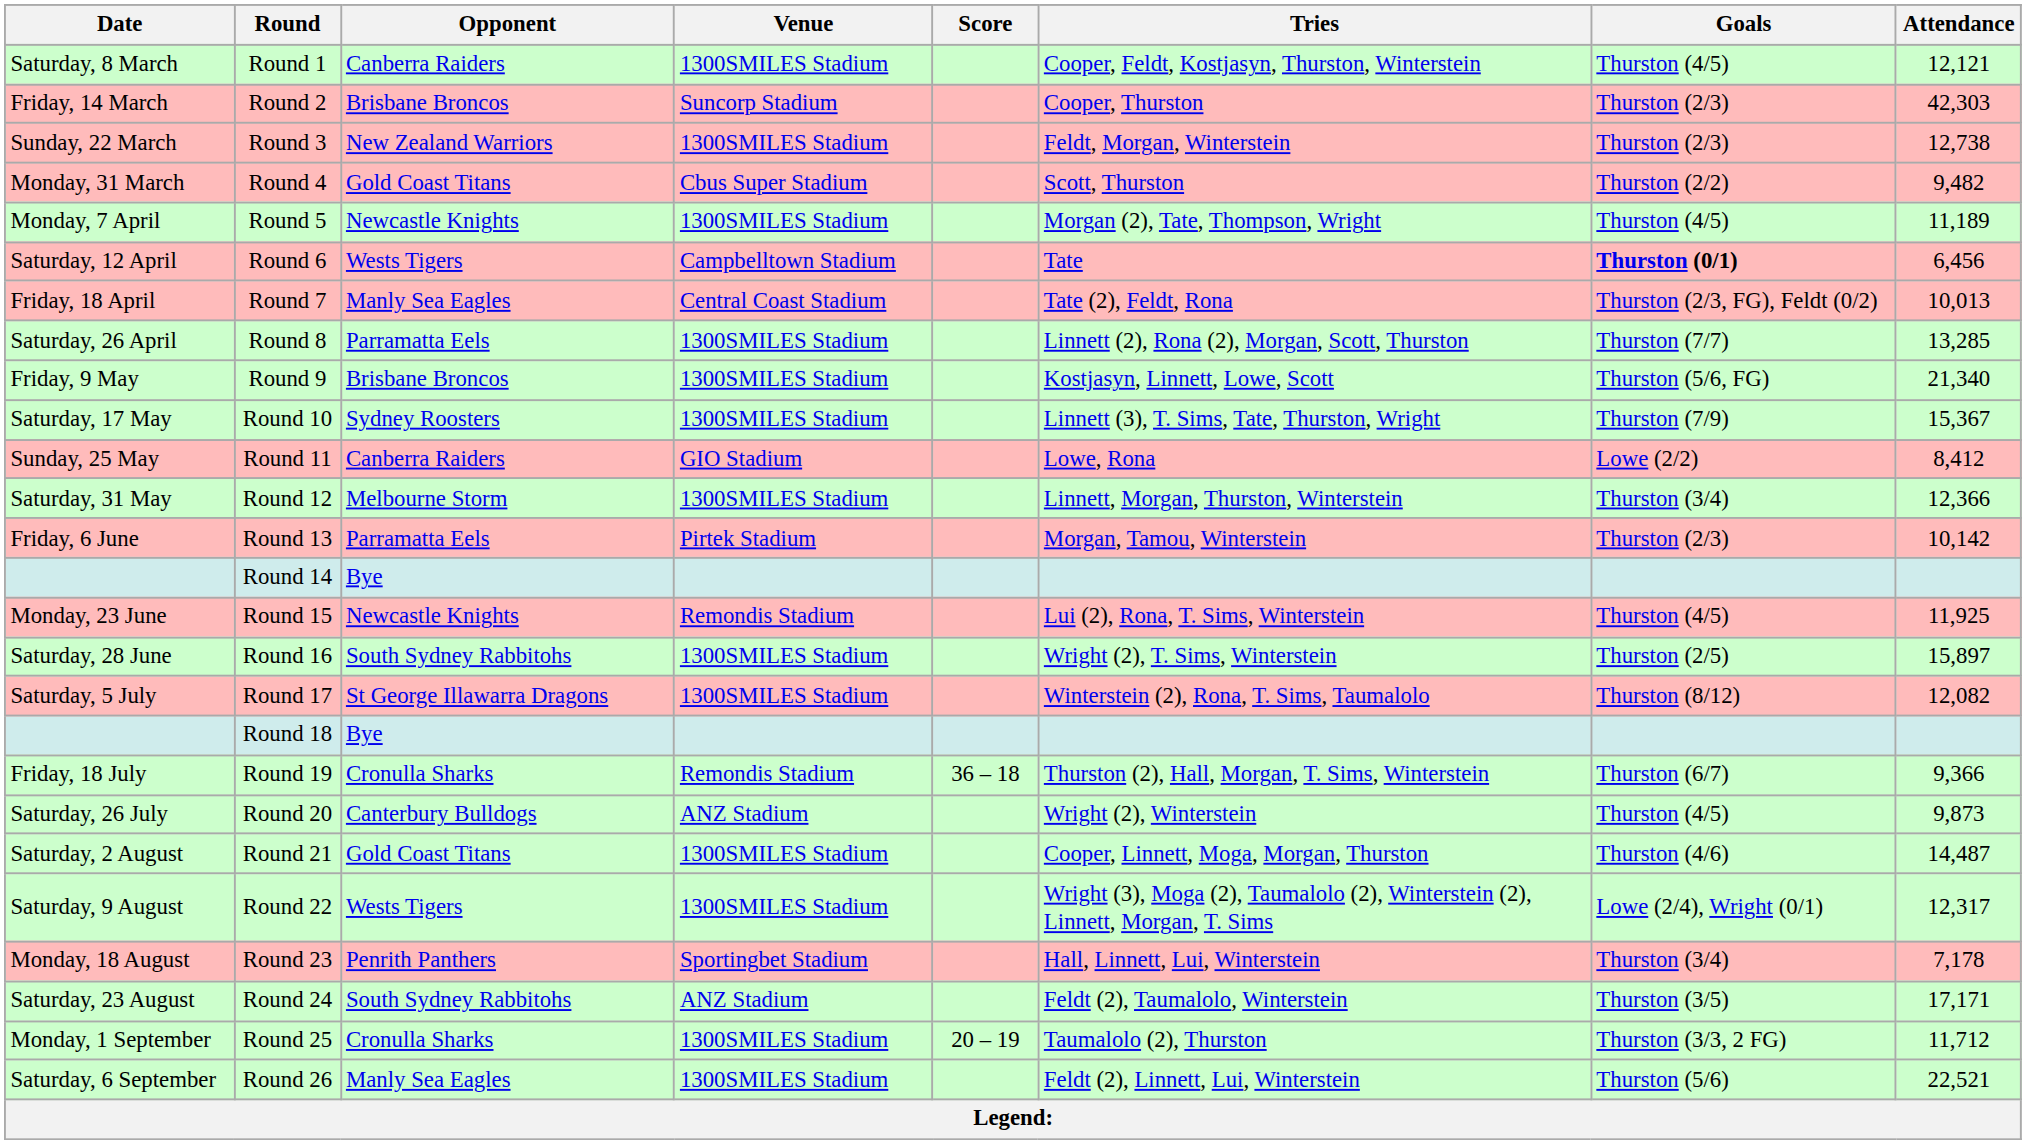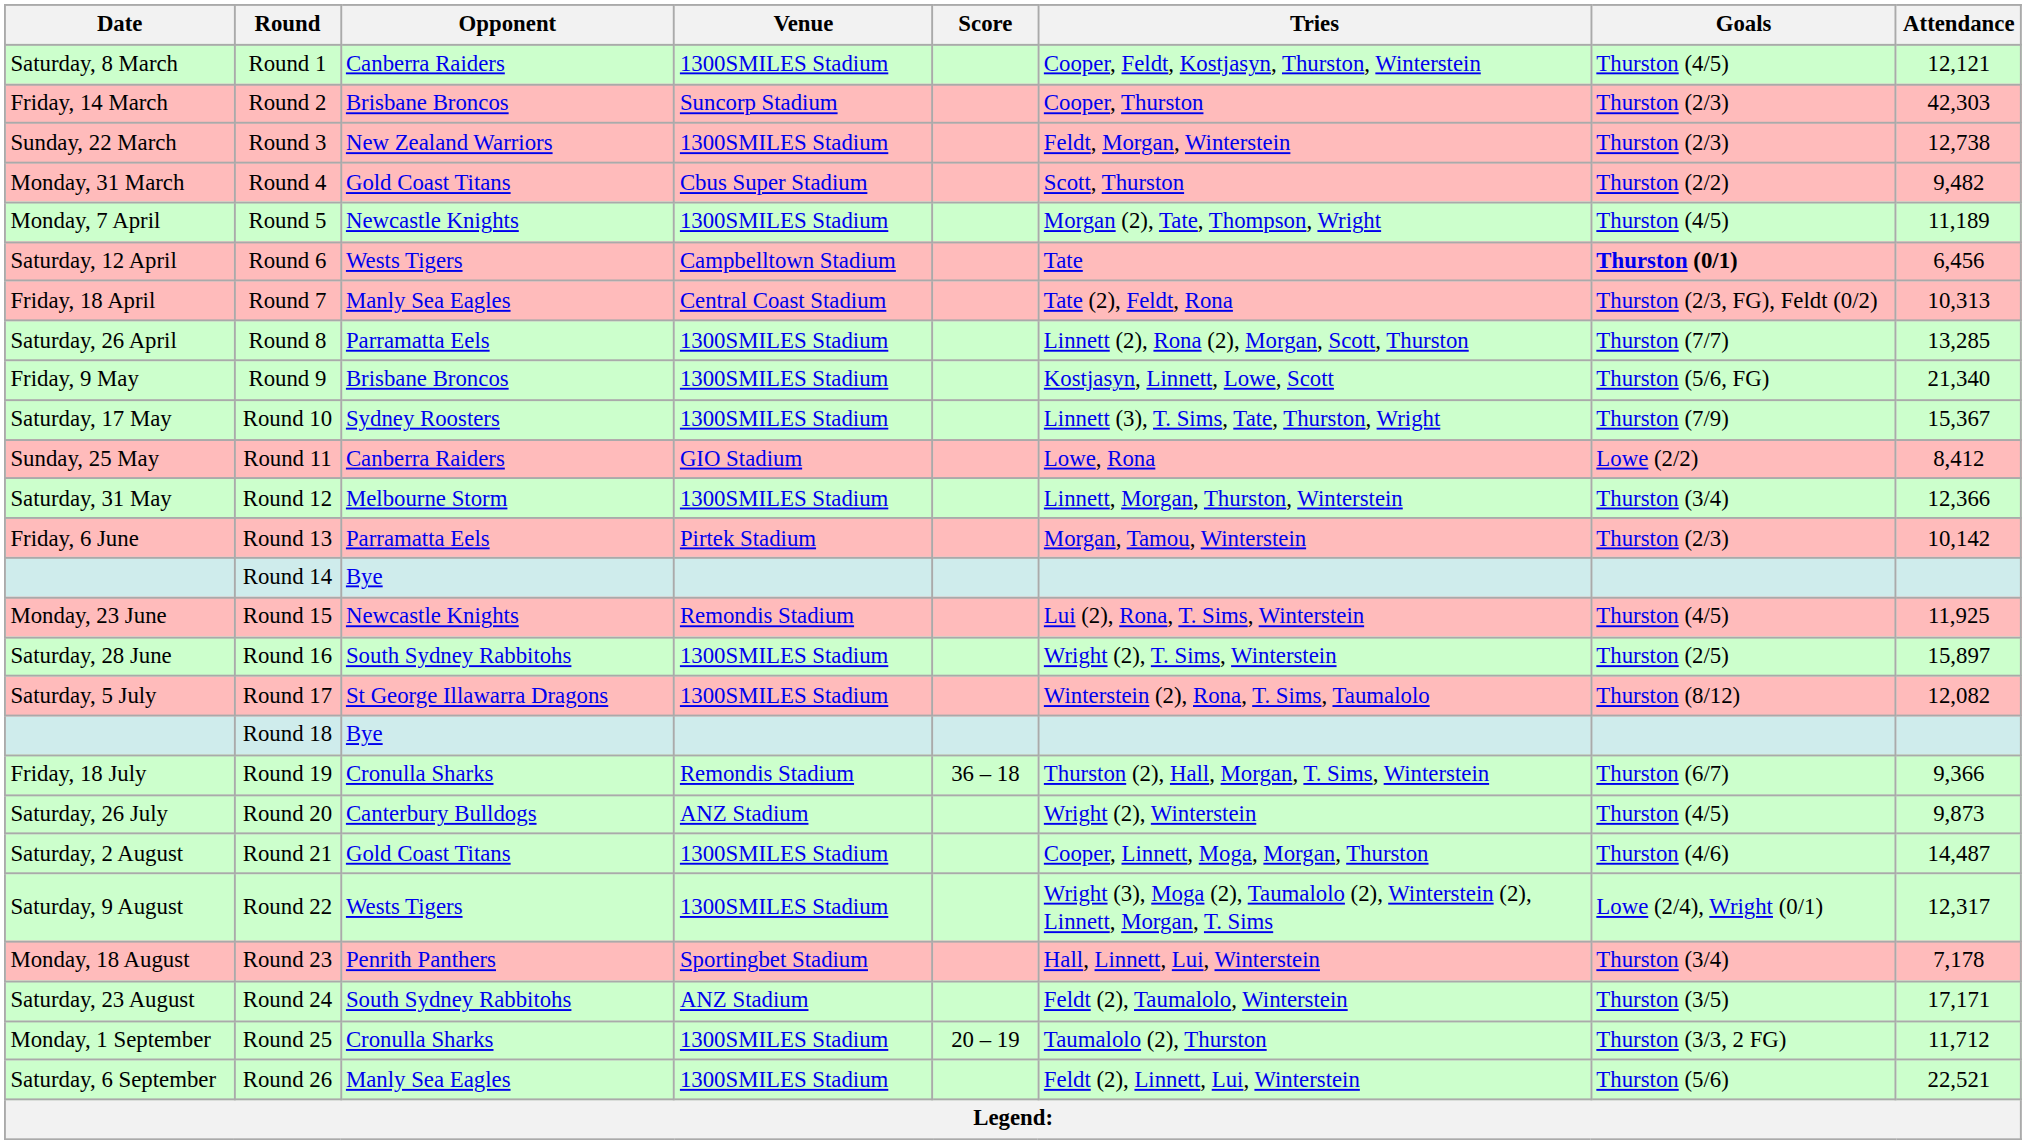(1959, 300) 10,013 -> (1959, 300) 10,313
